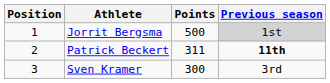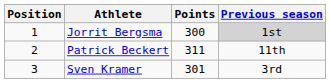(195, 32) 500 -> (195, 32) 300
(272, 51) bold -> (272, 51) normal
(195, 69) 300 -> (195, 69) 301
